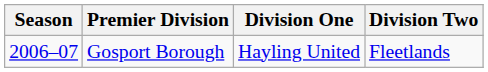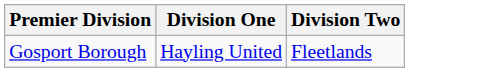- column: (44, 20)
